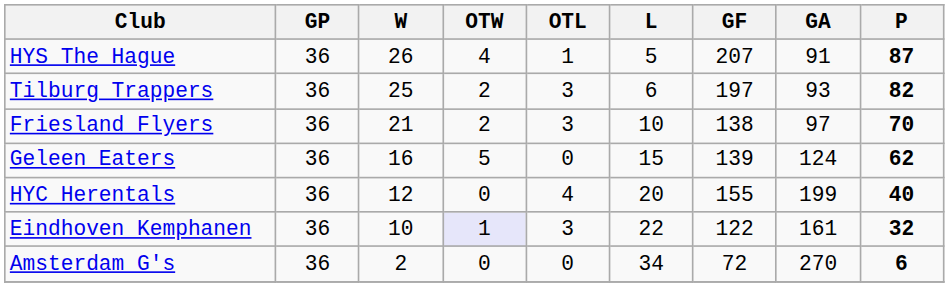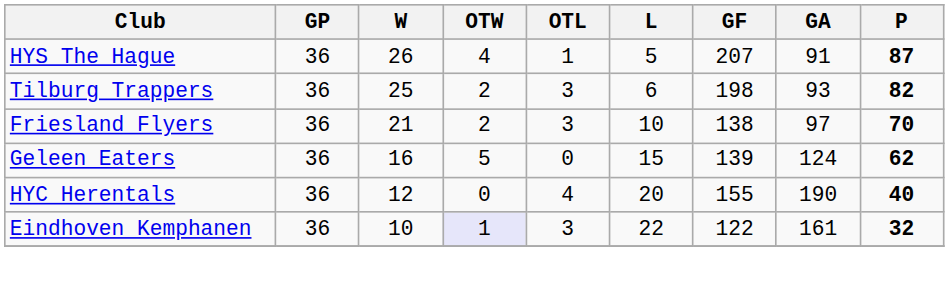(735, 91) 197 -> (735, 91) 198
(818, 195) 199 -> (818, 195) 190
- row: (93, 264)
